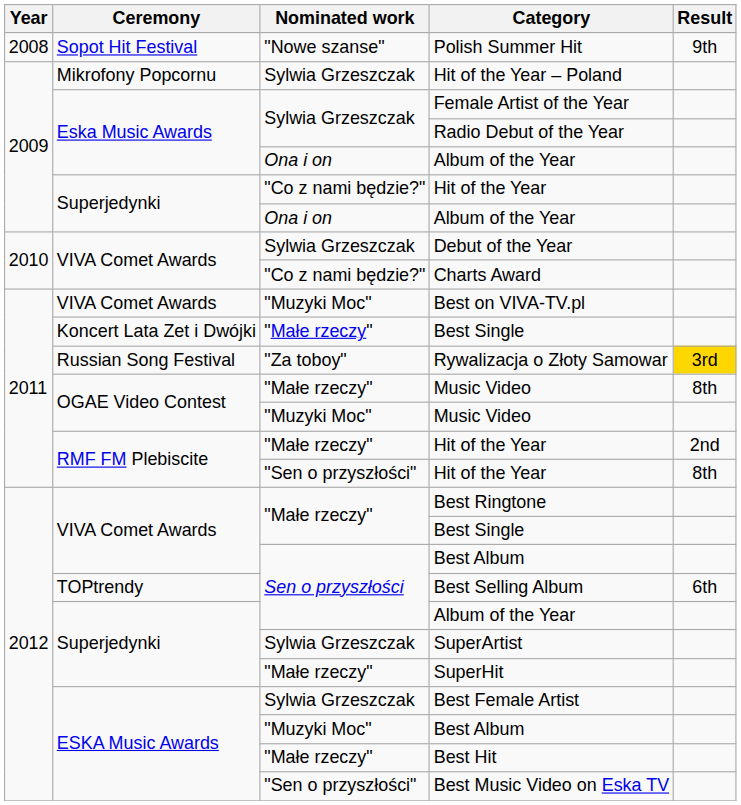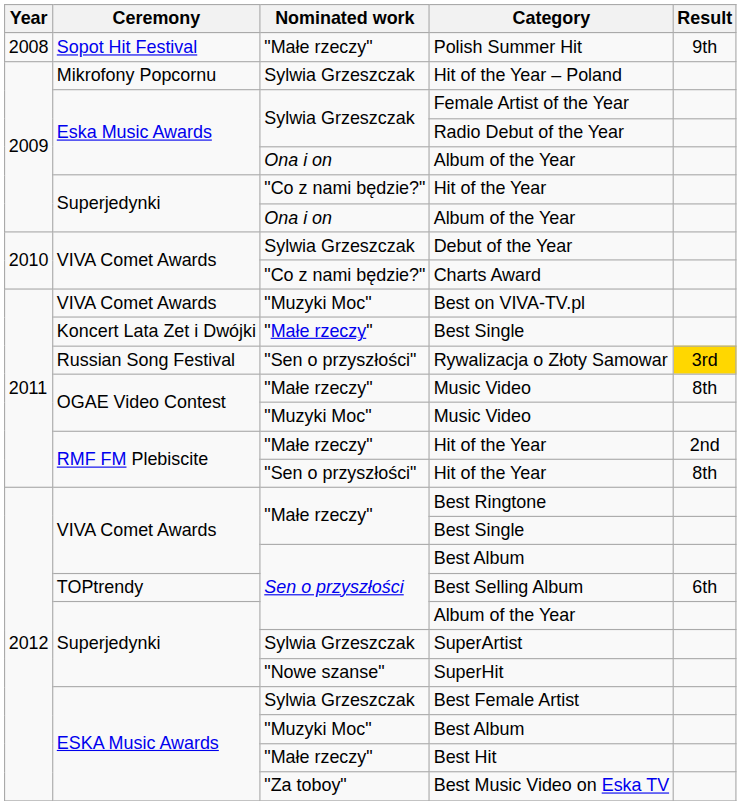(324, 47) "Nowe szanse" -> (318, 47) "Małe rzeczy"
(306, 359) "Za toboy" -> (340, 359) "Sen o przyszłości"
(318, 672) "Małe rzeczy" -> (324, 672) "Nowe szanse"
(340, 786) "Sen o przyszłości" -> (306, 786) "Za toboy"
